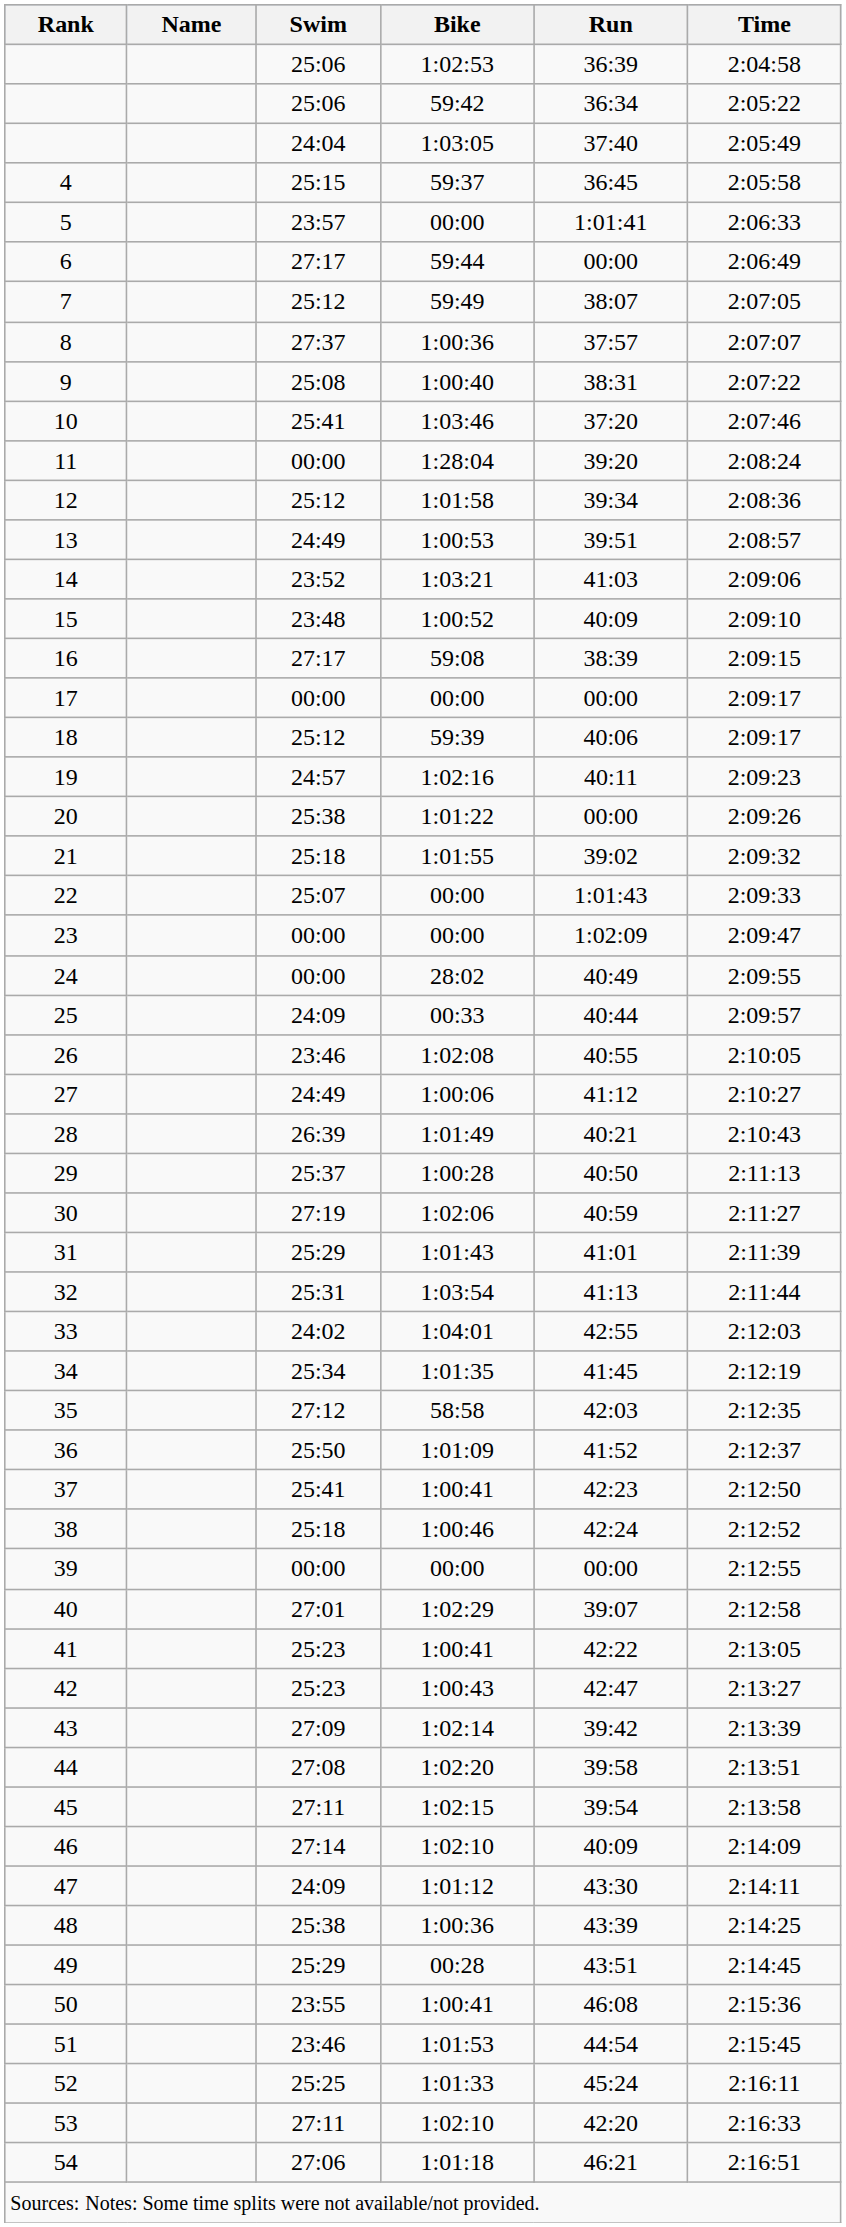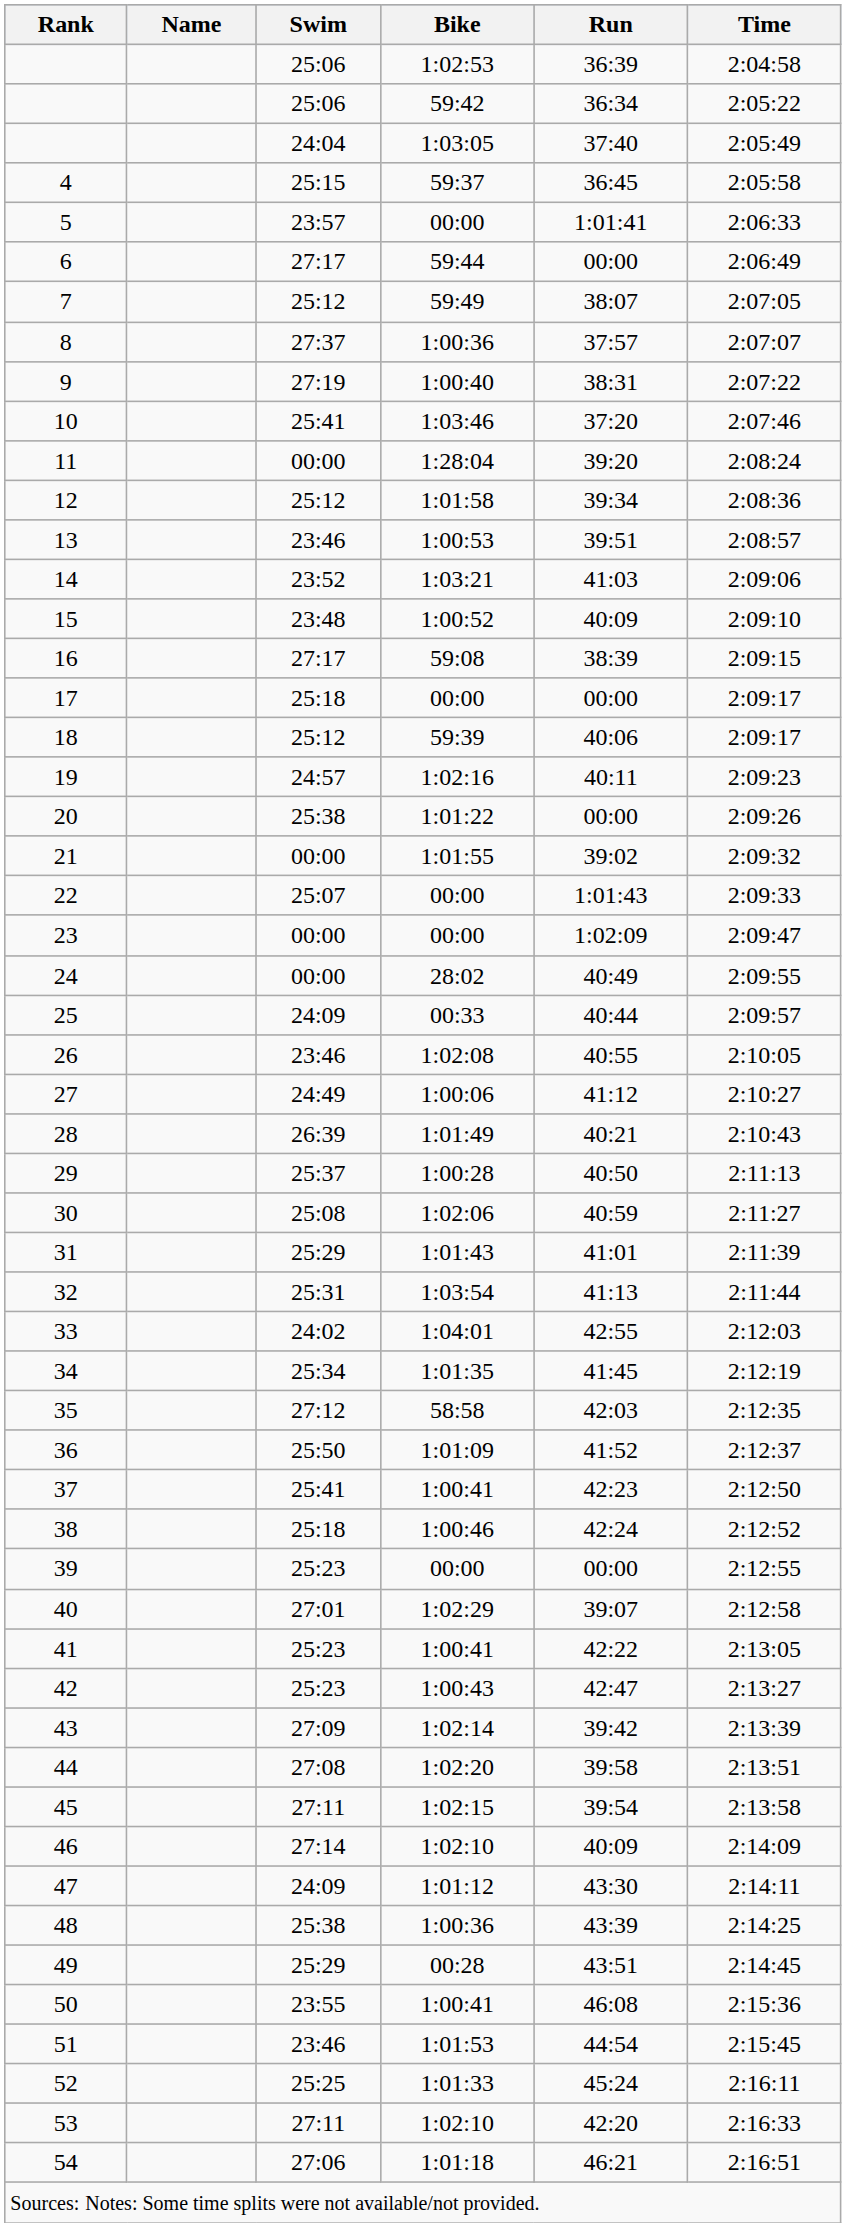(318, 380) 25:08 -> (318, 380) 27:19
(318, 539) 24:49 -> (318, 539) 23:46
(318, 697) 00:00 -> (318, 697) 25:18
(318, 856) 25:18 -> (318, 856) 00:00
(318, 1212) 27:19 -> (318, 1212) 25:08
(318, 1568) 00:00 -> (318, 1568) 25:23
